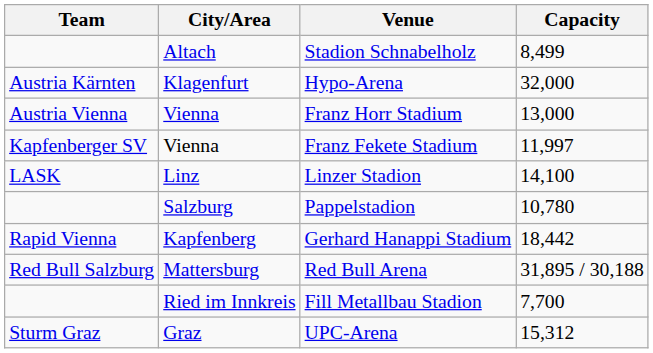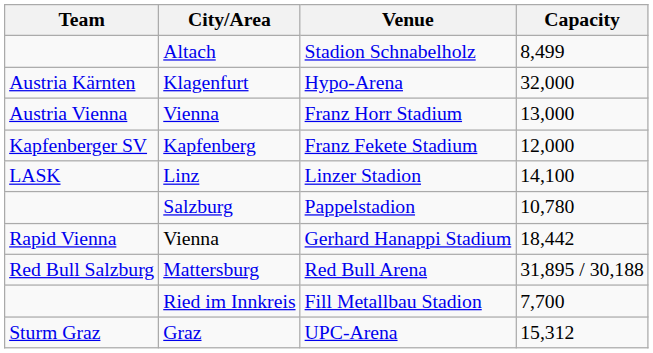(191, 144) Vienna -> (210, 144) Kapfenberg
(547, 144) 11,997 -> (547, 144) 12,000
(210, 238) Kapfenberg -> (191, 238) Vienna
